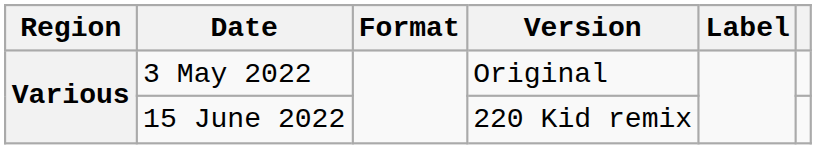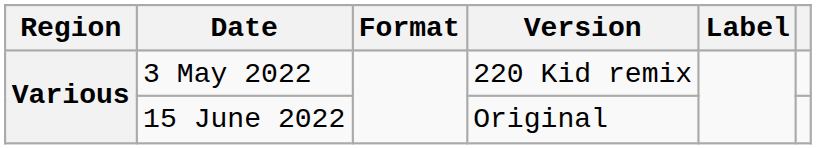(541, 74) Original -> (583, 74) 220 Kid remix
(583, 119) 220 Kid remix -> (541, 119) Original
